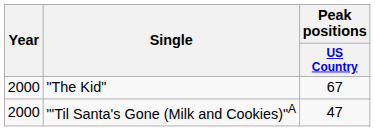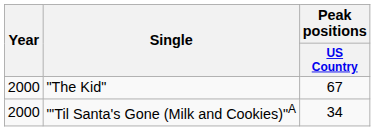(335, 112) 47 -> (335, 112) 34
